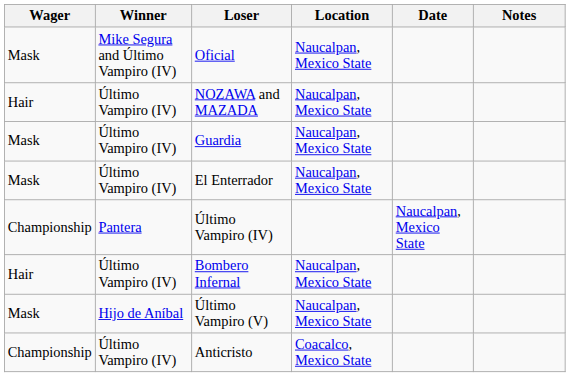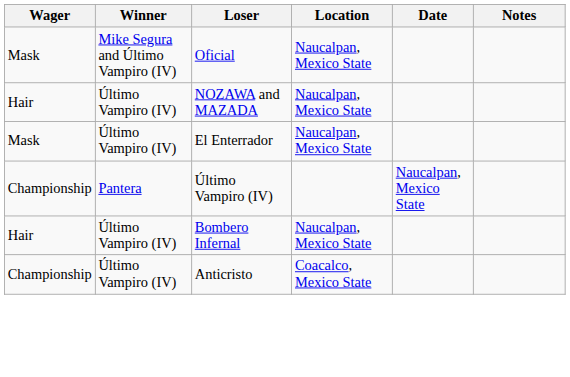- row: (218, 141)
- row: (231, 313)
